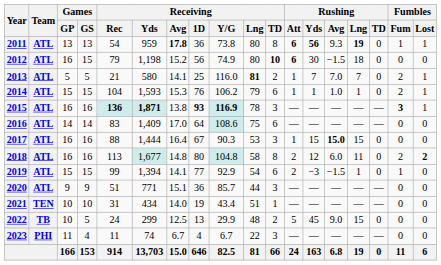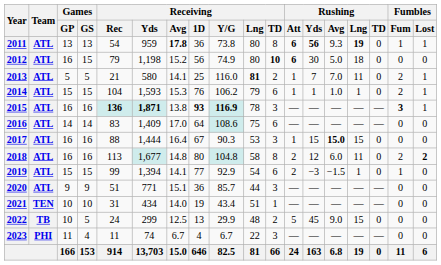(336, 60) −1.5 -> (336, 60) 5.0
(358, 76) 7 -> (358, 76) 11
